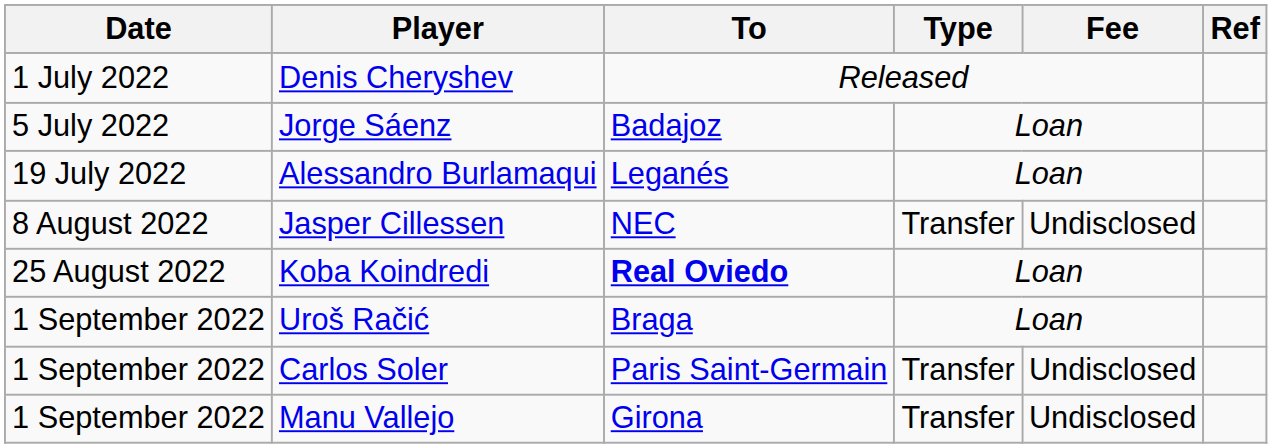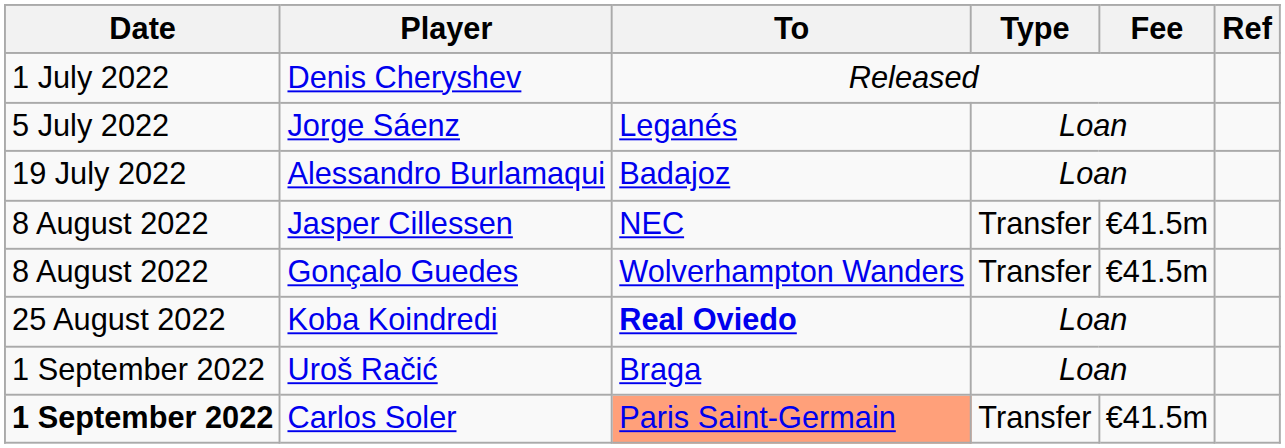(666, 126) Badajoz -> (678, 126) Leganés
(670, 175) Leganés -> (675, 175) Badajoz
(1113, 223) Undisclosed -> (1157, 223) €41.5m
+ row: (403, 272)
(138, 369) normal -> (143, 418) bold
(749, 369) no background -> (758, 418) lightsalmon background
(1113, 369) Undisclosed -> (1157, 418) €41.5m
- row: (367, 418)
